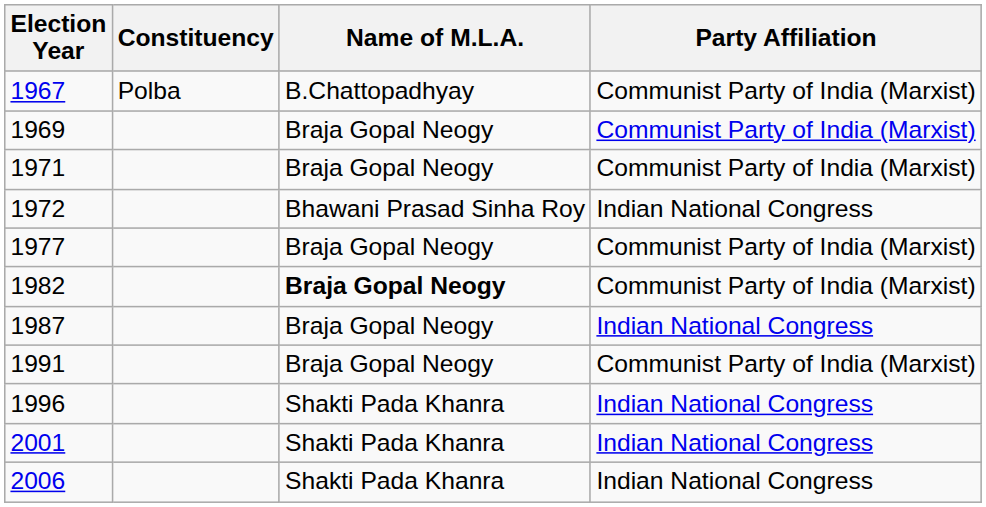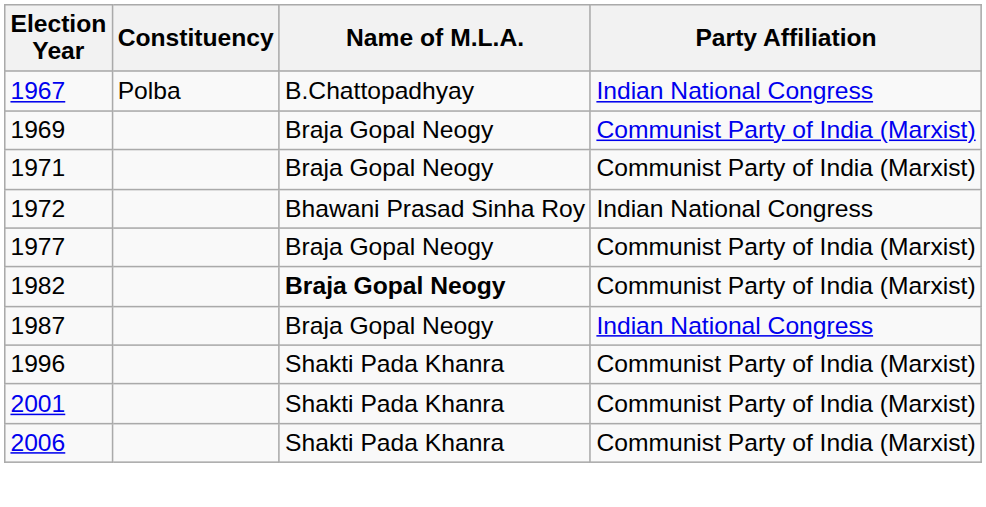(786, 90) Communist Party of India (Marxist) -> (735, 90) Indian National Congress
- row: (38, 364)
(735, 403) Indian National Congress -> (786, 364) Communist Party of India (Marxist)
(735, 442) Indian National Congress -> (786, 403) Communist Party of India (Marxist)
(735, 481) Indian National Congress -> (786, 442) Communist Party of India (Marxist)
